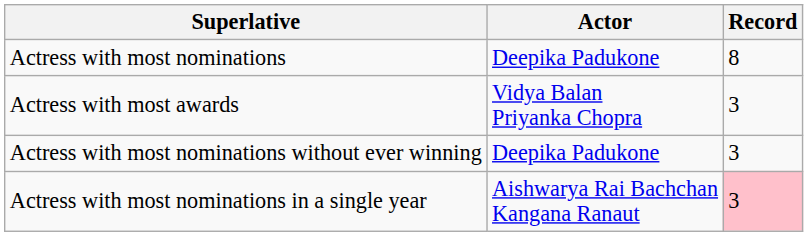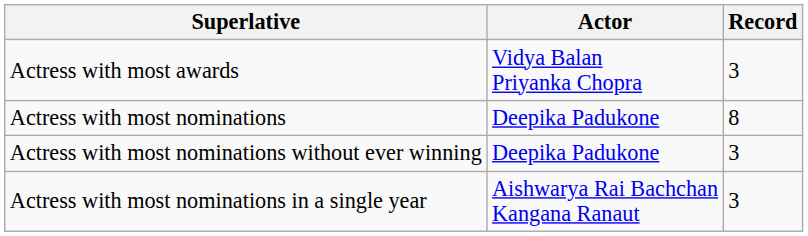rows swapped: (124, 105) <-> (148, 57)
(734, 200) pink background -> (734, 200) no background
